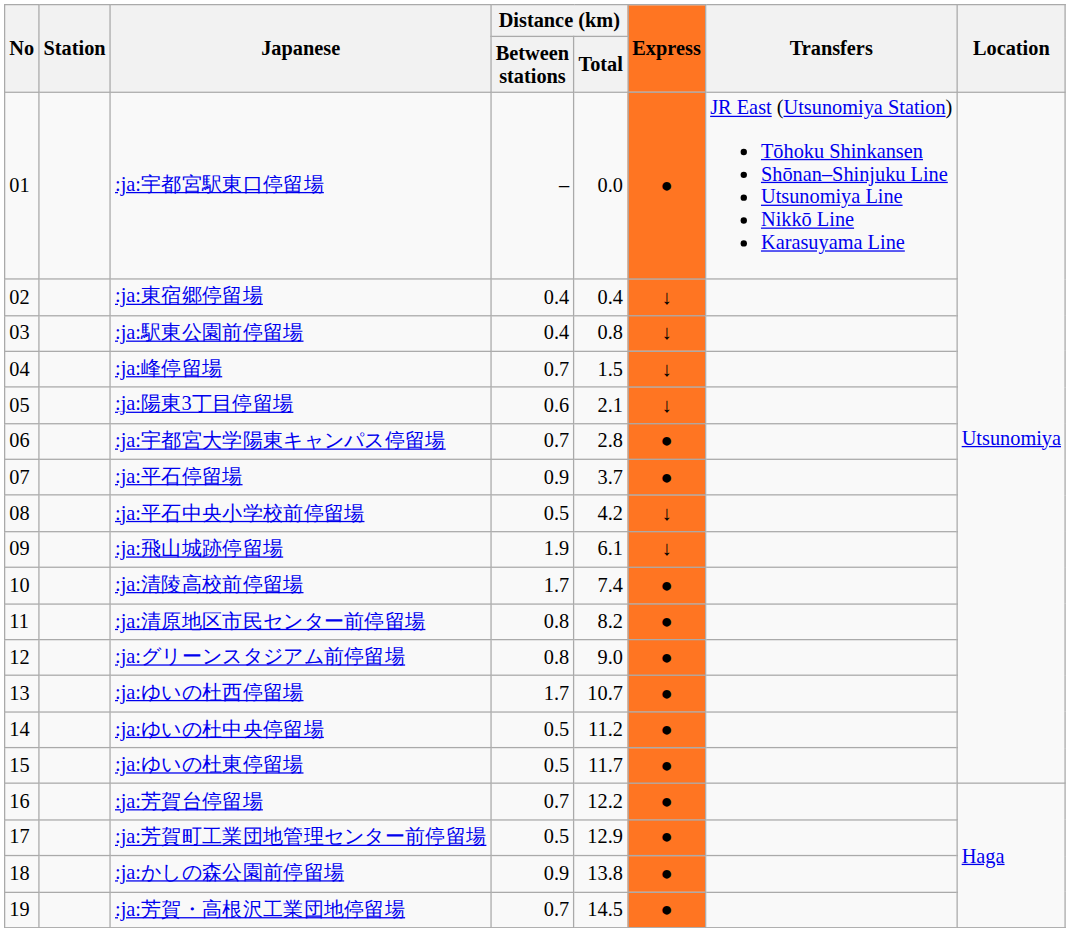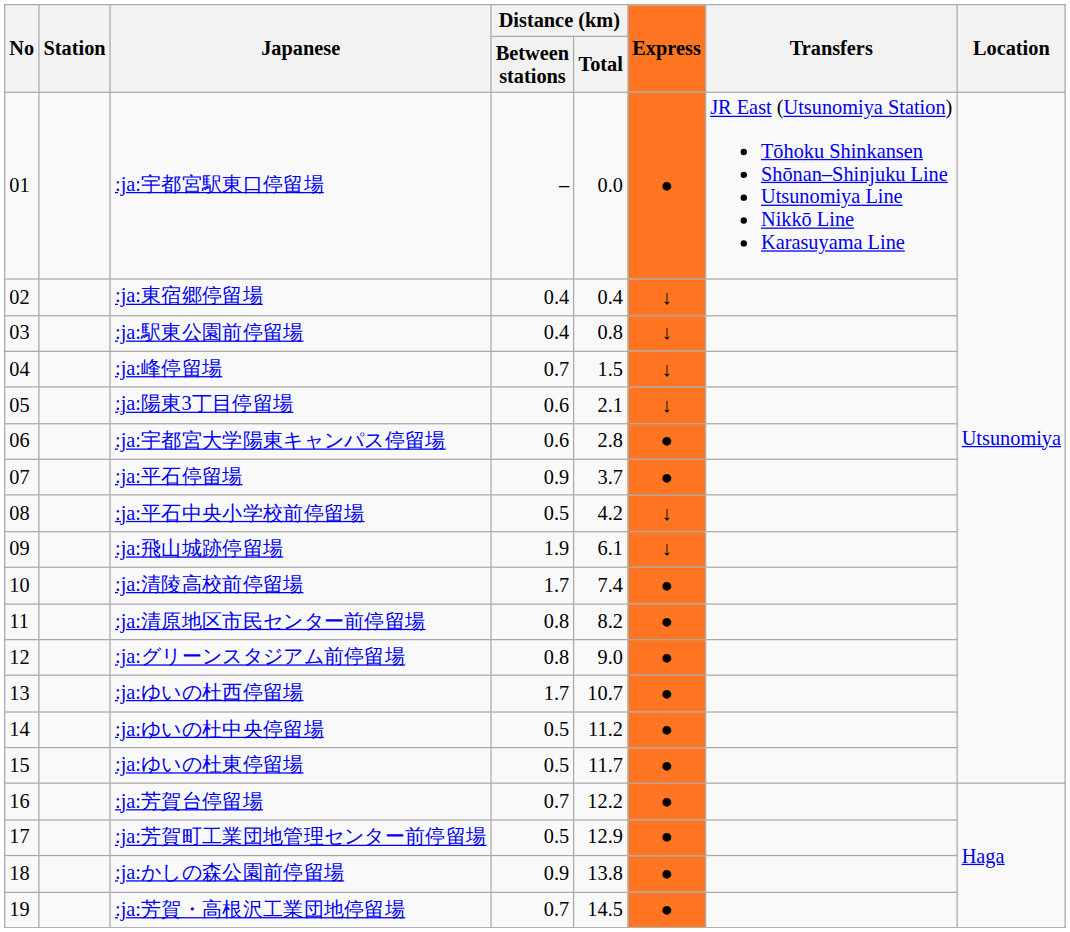(556, 441) 0.7 -> (556, 441) 0.6
